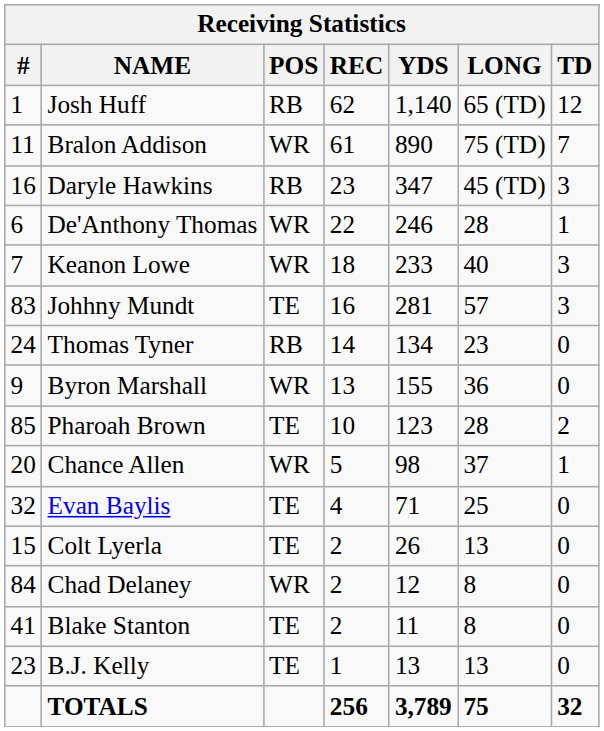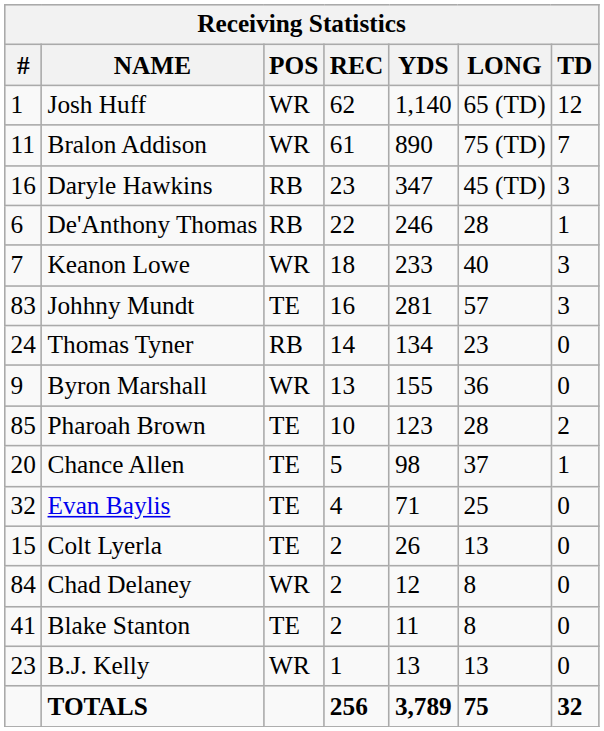(286, 104) RB -> (289, 104) WR
(289, 225) WR -> (286, 225) RB
(289, 465) WR -> (284, 465) TE
(284, 666) TE -> (289, 666) WR
